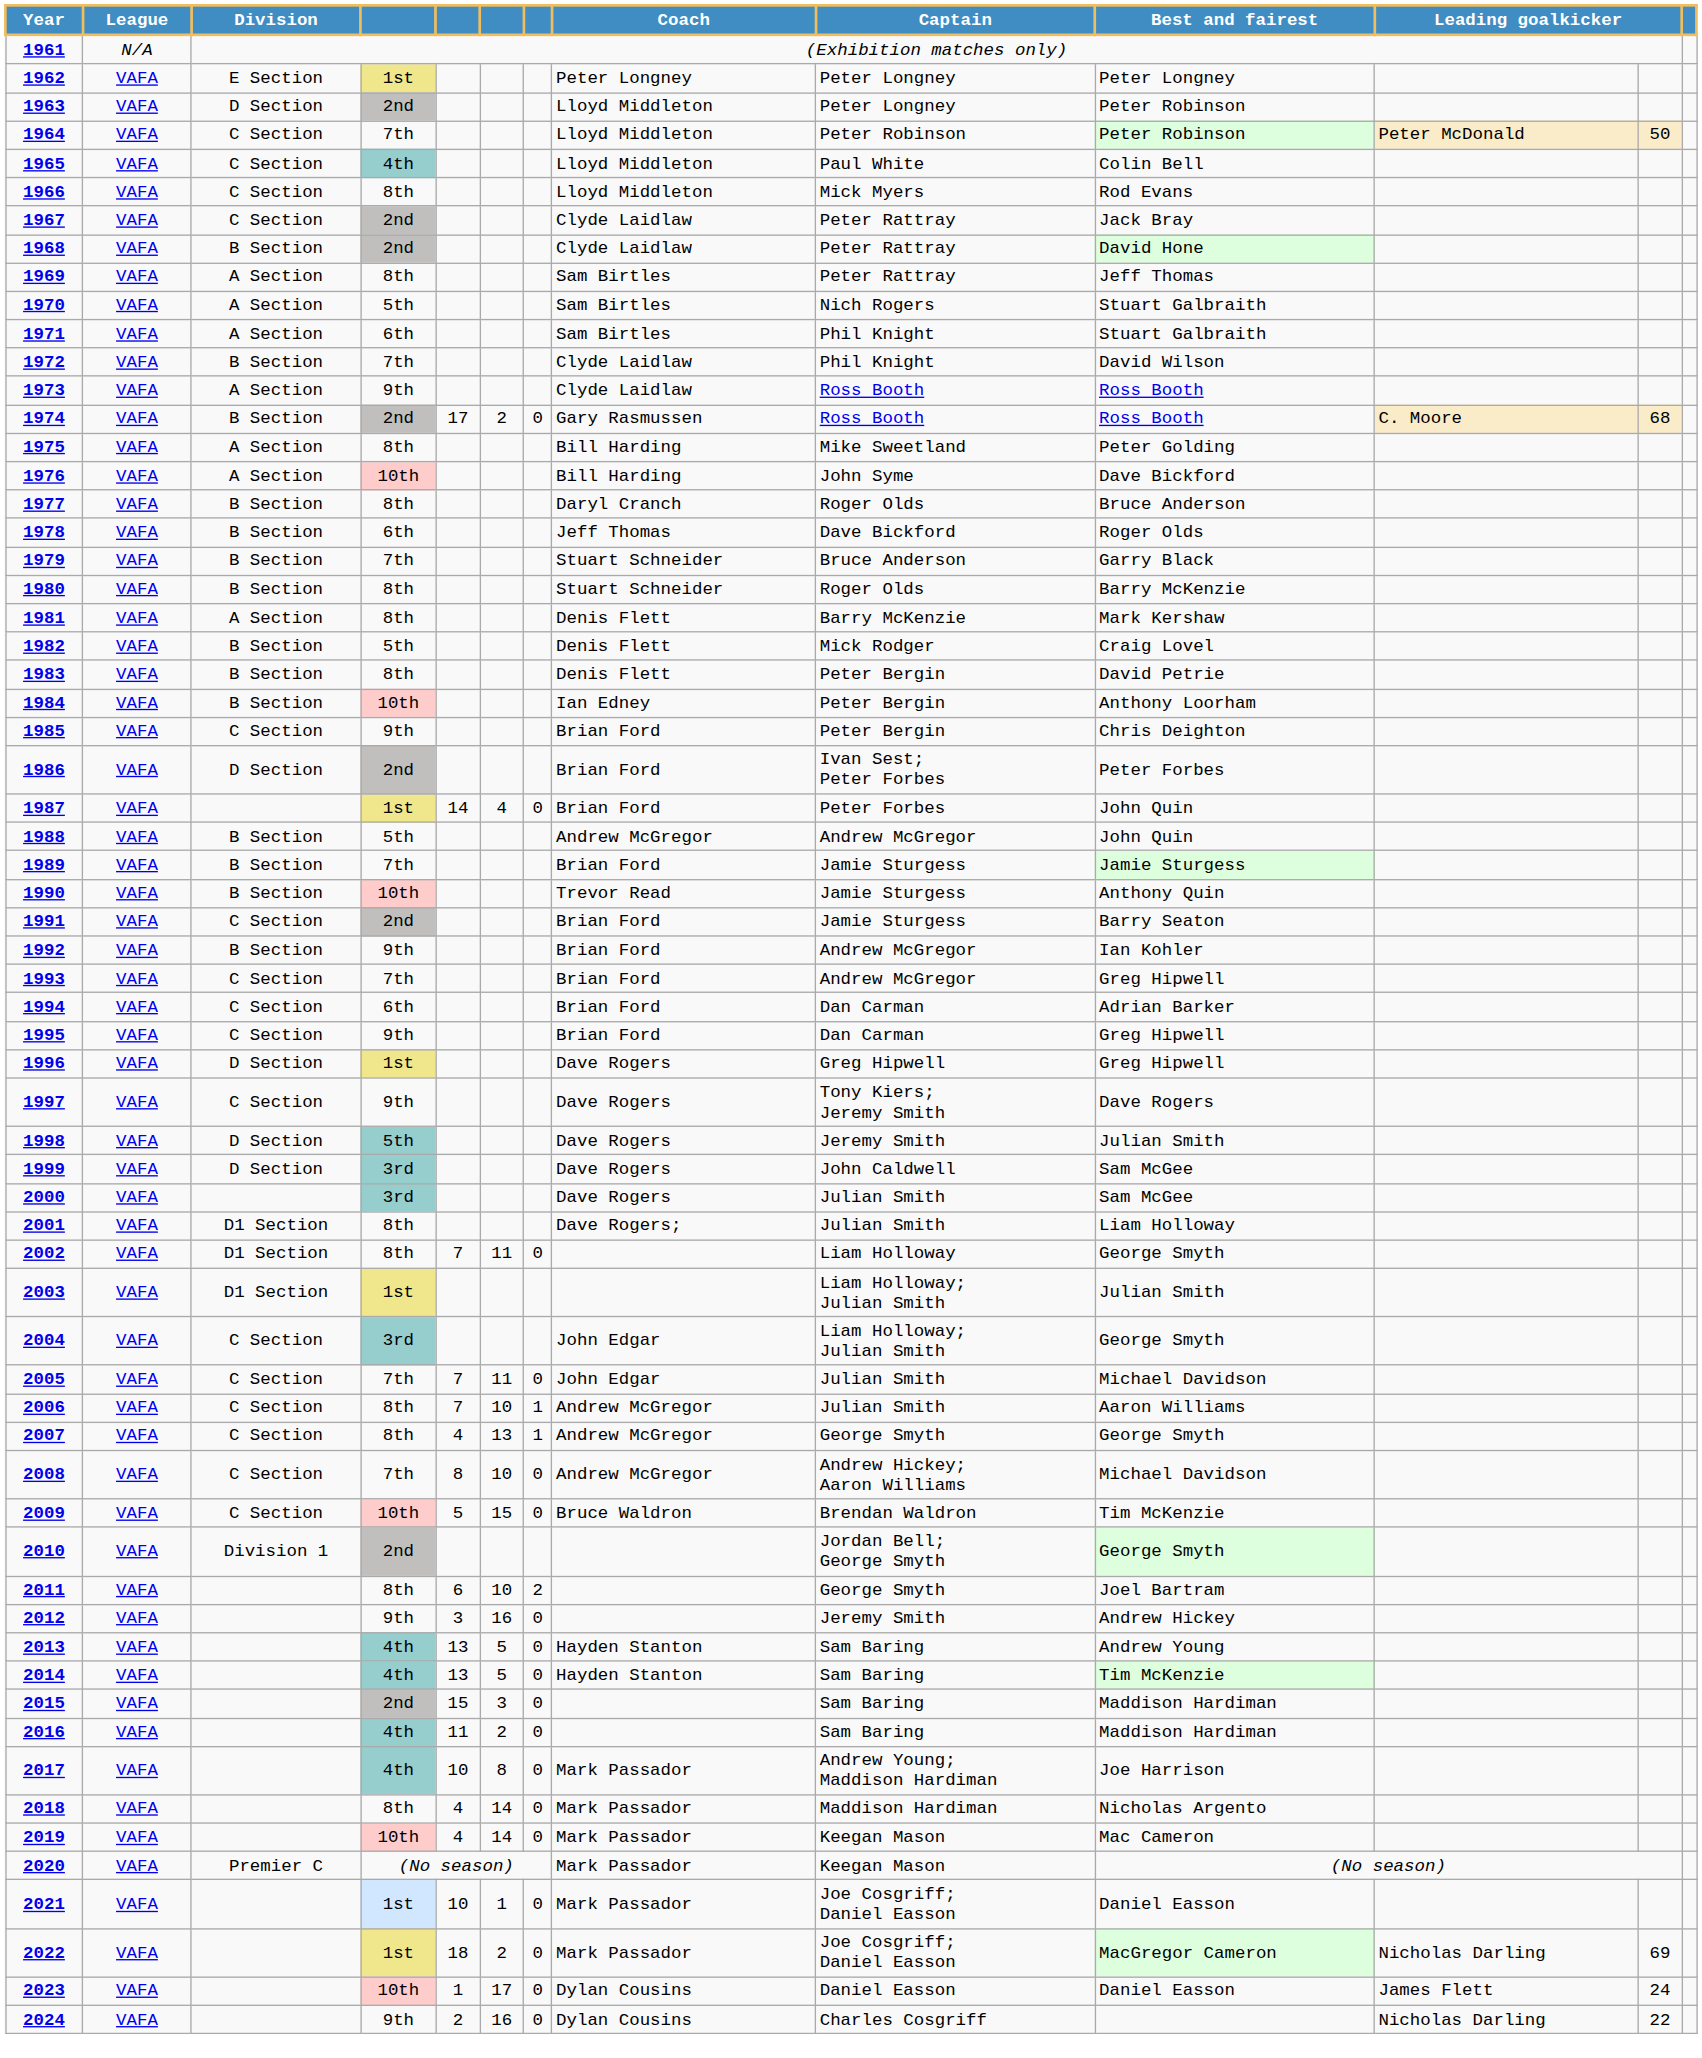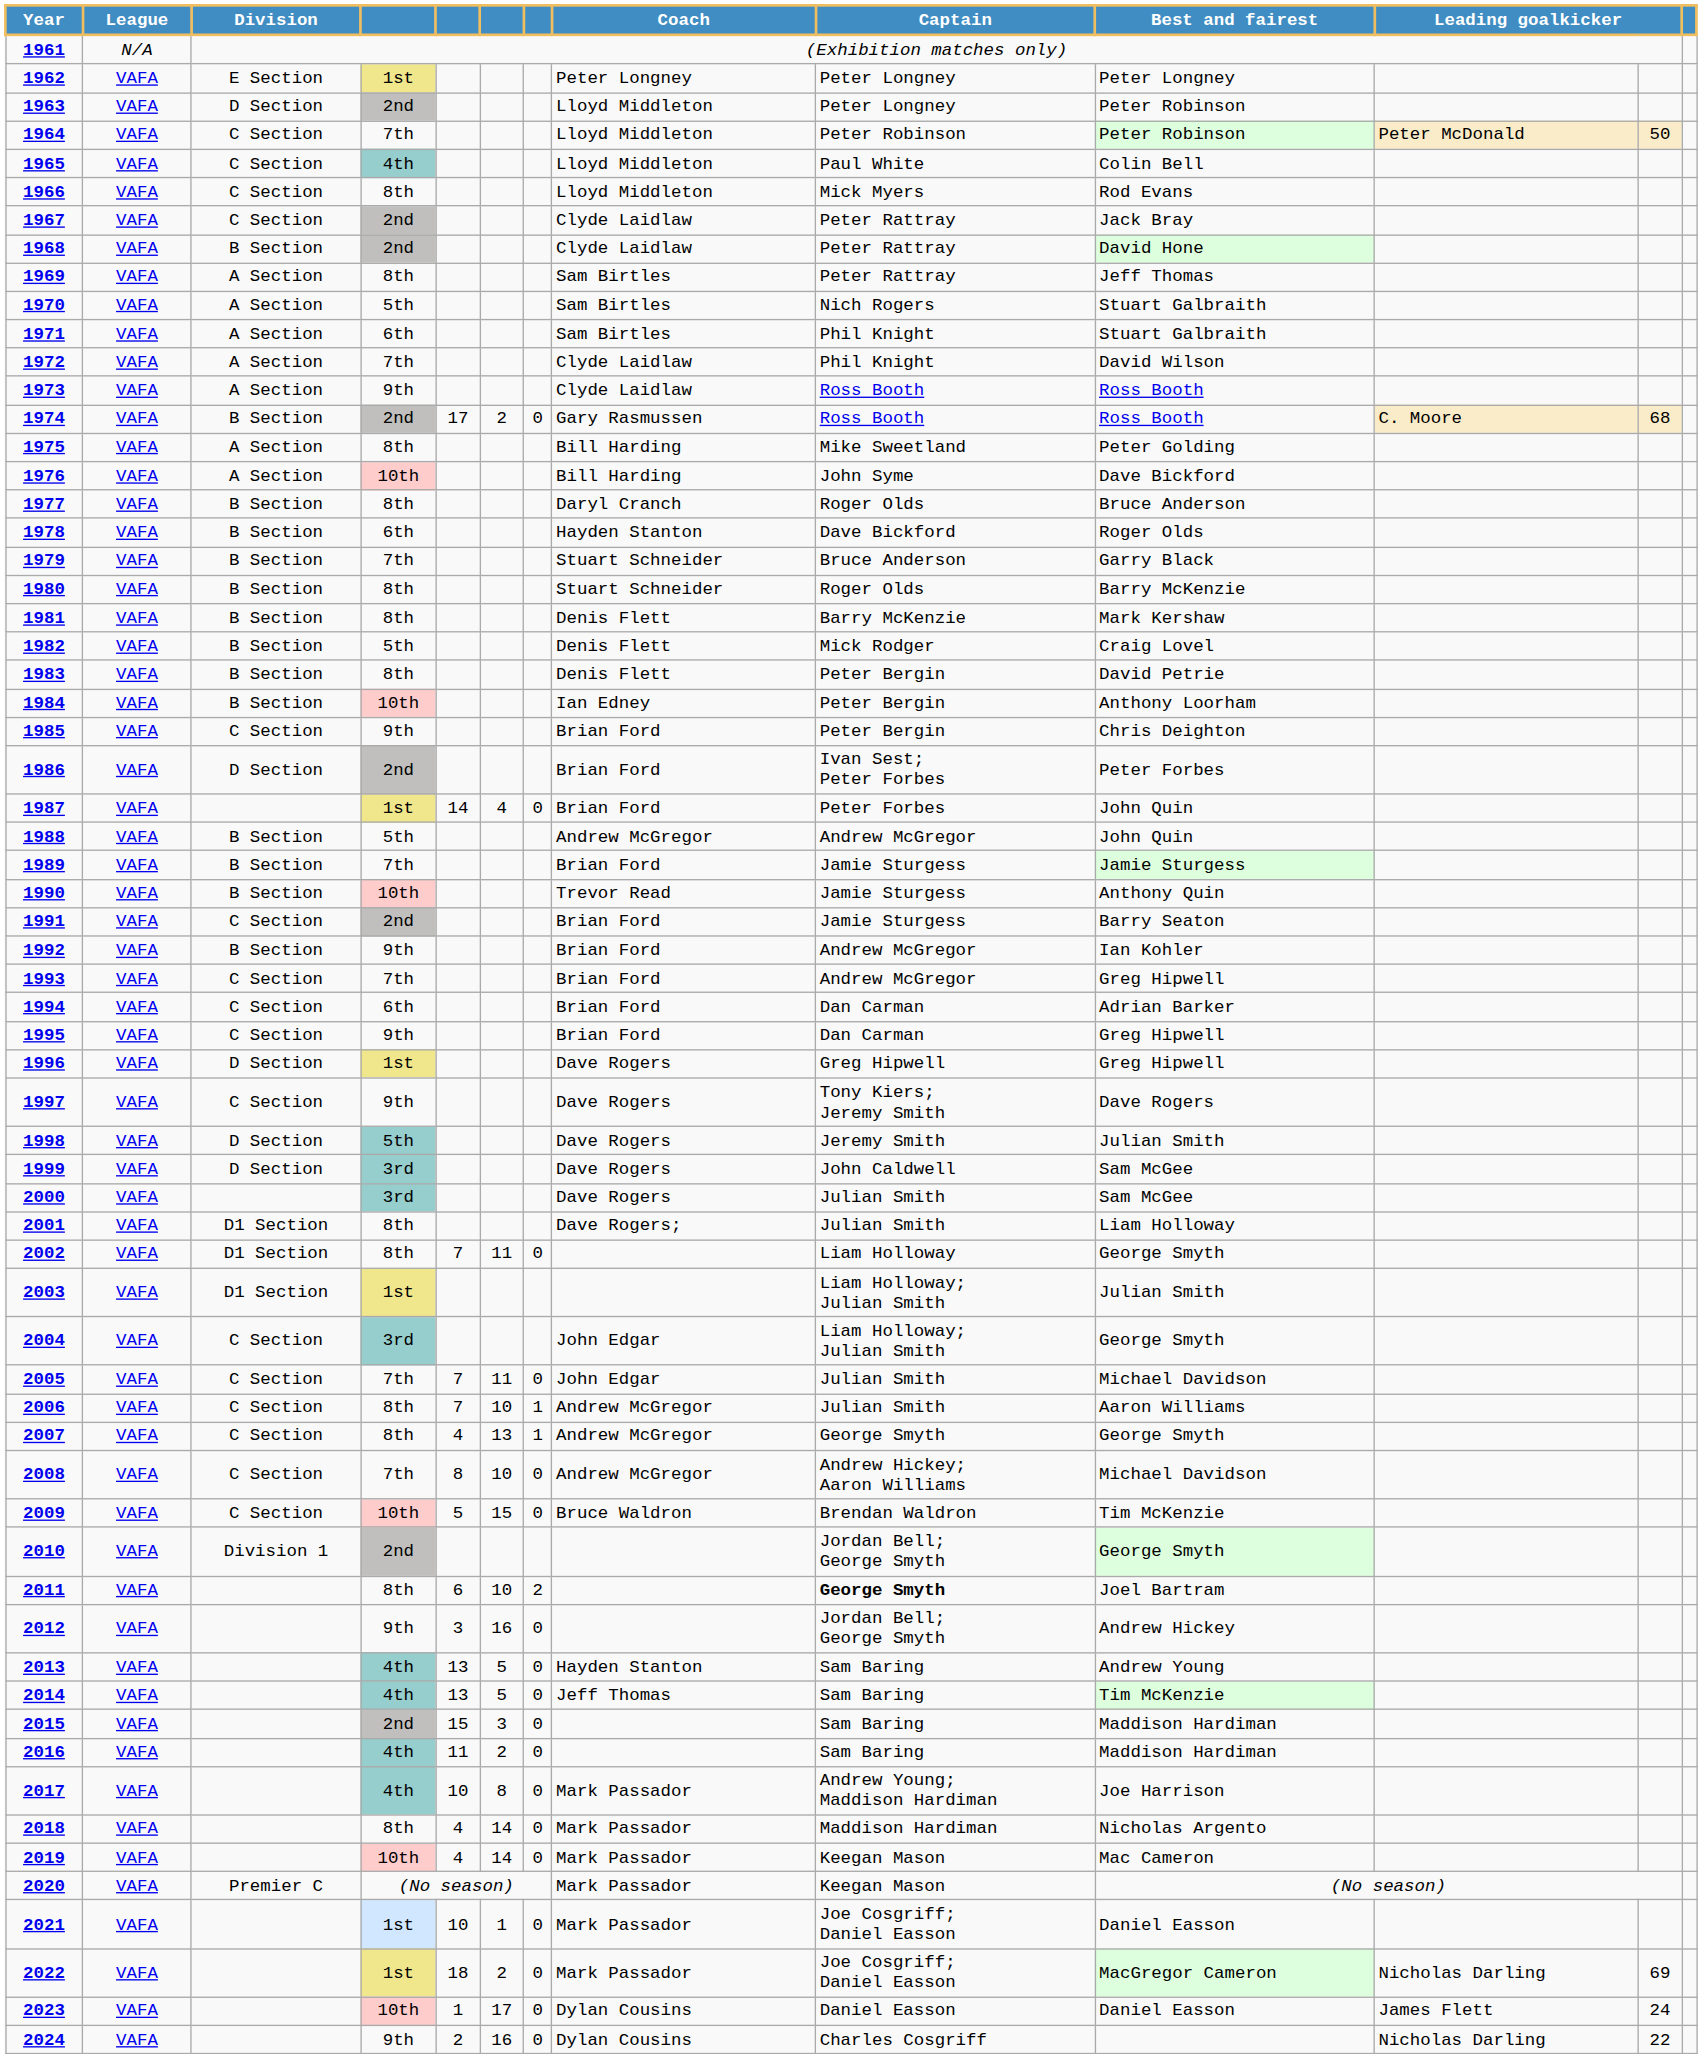(276, 362) B Section -> (276, 362) A Section
(614, 533) Jeff Thomas -> (629, 533) Hayden Stanton
(276, 618) A Section -> (276, 618) B Section
(882, 1590) normal -> (882, 1590) bold
(882, 1618) Jeremy Smith -> (882, 1629) Jordan Bell; George Smyth
(629, 1675) Hayden Stanton -> (614, 1695) Jeff Thomas
